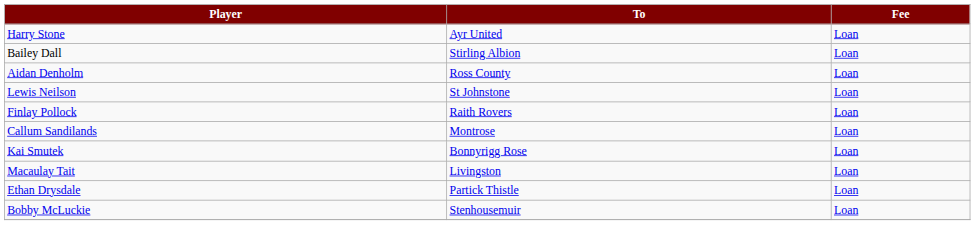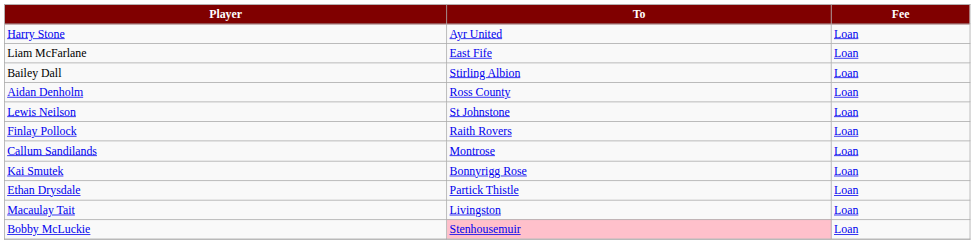+ row: (47, 53)
rows swapped: (41, 170) <-> (44, 190)
(485, 209) no background -> (485, 229) pink background
